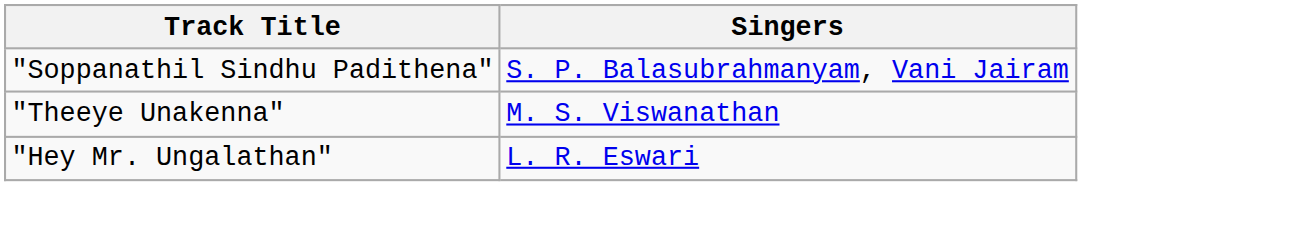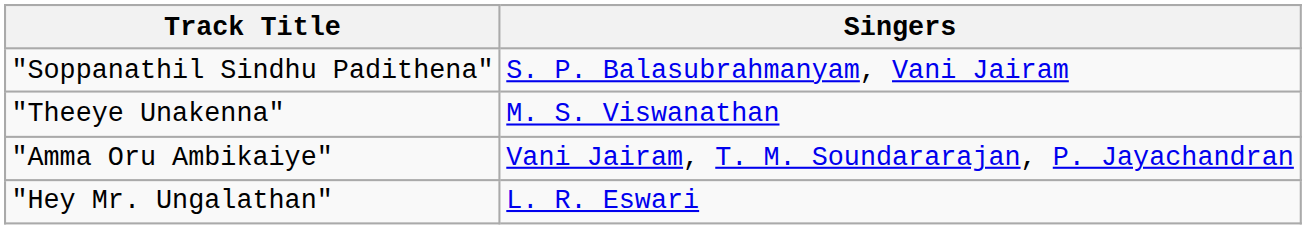+ row: (172, 158)
